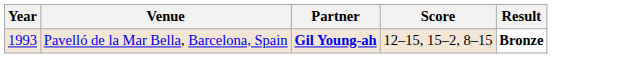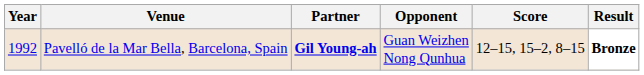+ column: (426, 16)
(22, 40) 1993 -> (22, 49) 1992
